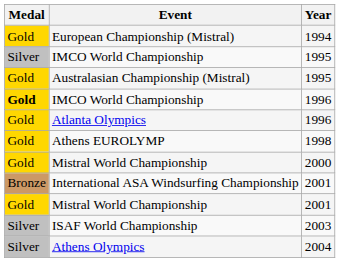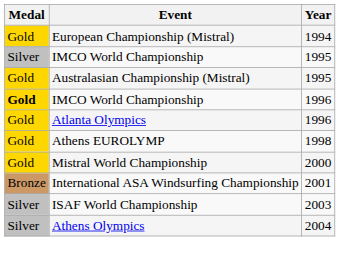- row: (129, 204)
